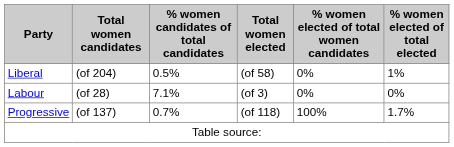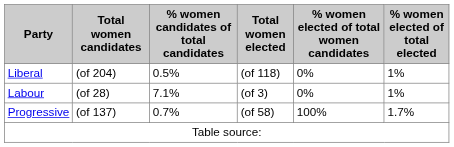(258, 73) (of 58) -> (260, 73) (of 118)
(396, 93) 0% -> (396, 93) 1%
(260, 112) (of 118) -> (258, 112) (of 58)
